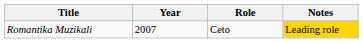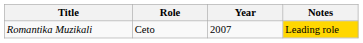columns swapped: (170, 12) <-> (245, 12)
